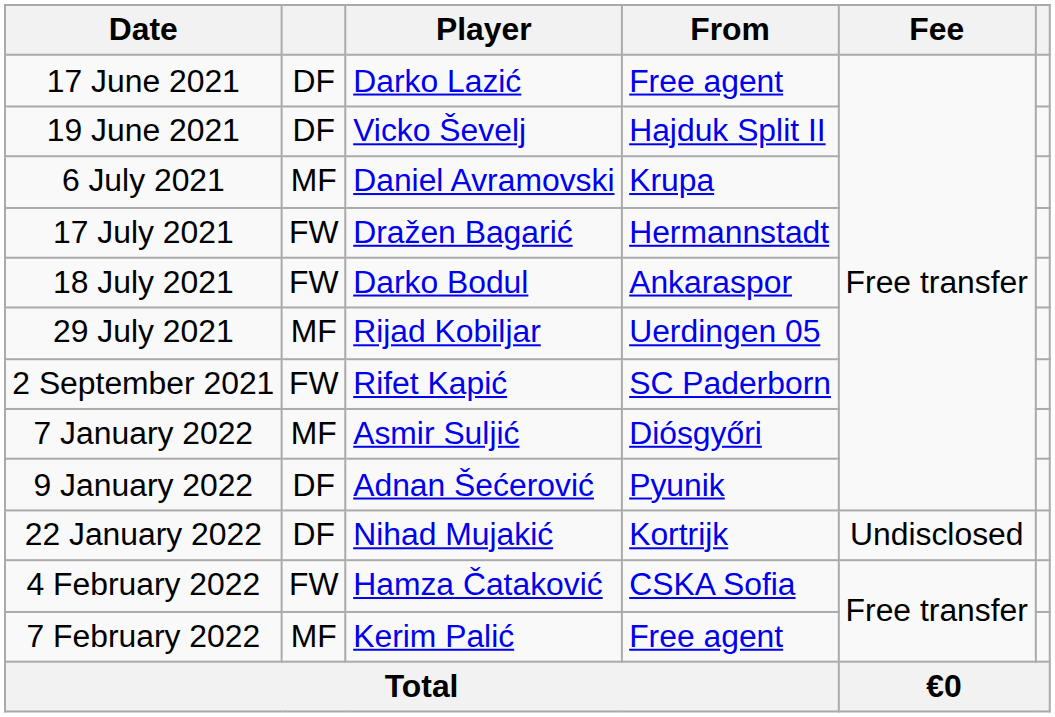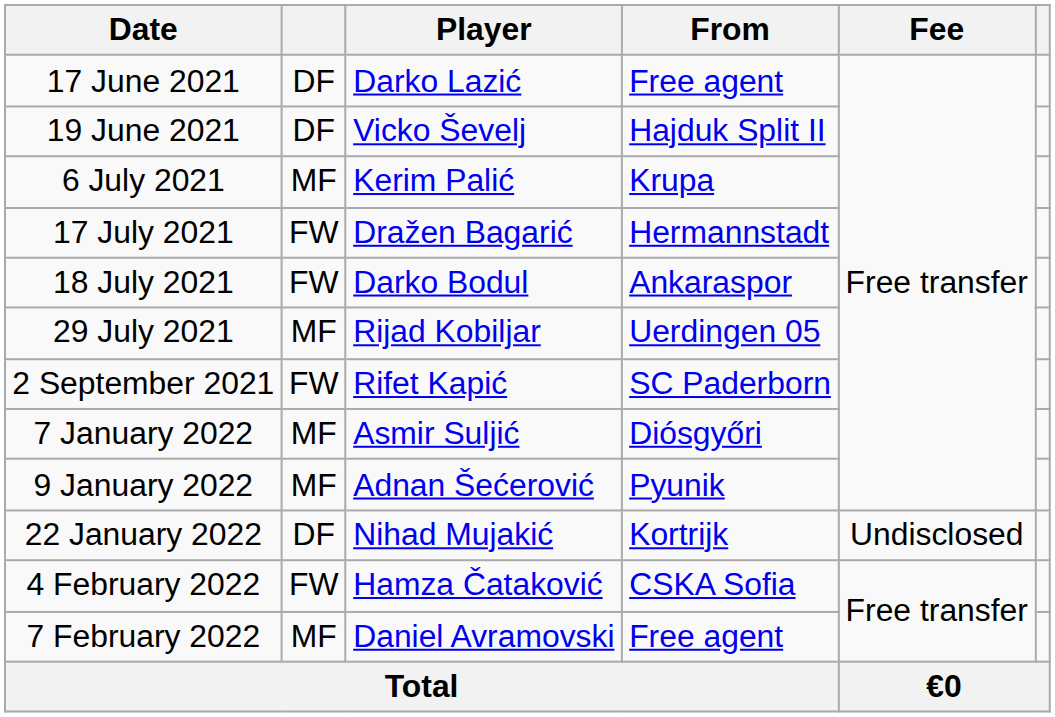(484, 181) Daniel Avramovski -> (434, 181) Kerim Palić
(314, 484) DF -> (314, 484) MF
(434, 635) Kerim Palić -> (484, 635) Daniel Avramovski
